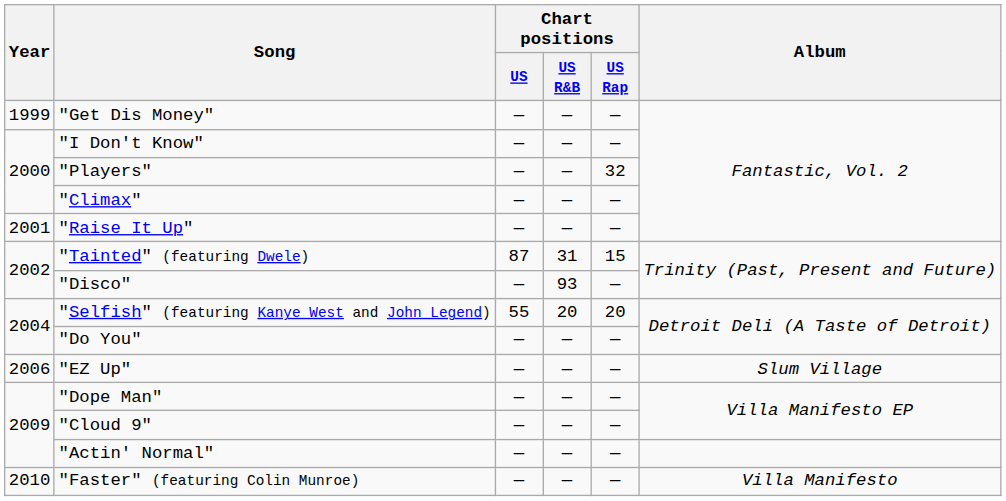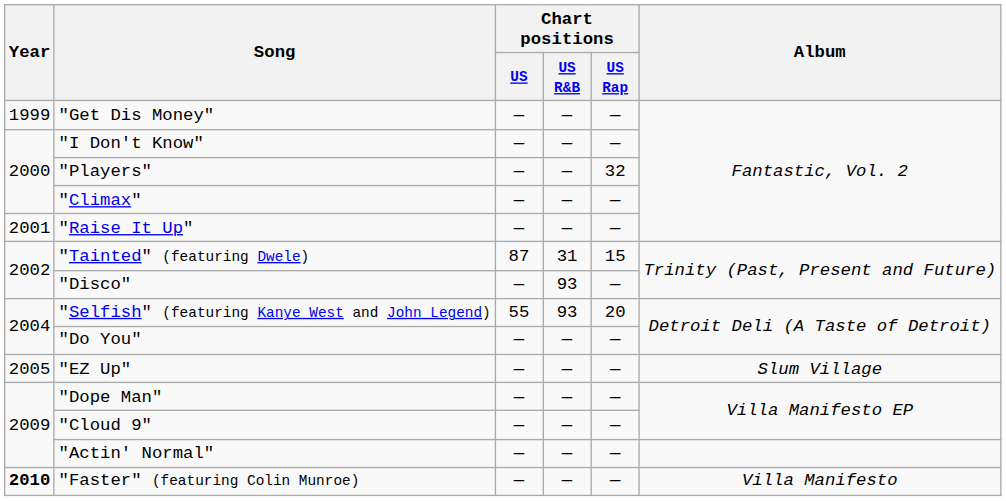(567, 312) 20 -> (567, 312) 93
(30, 369) 2006 -> (30, 369) 2005
(30, 481) normal -> (30, 481) bold
